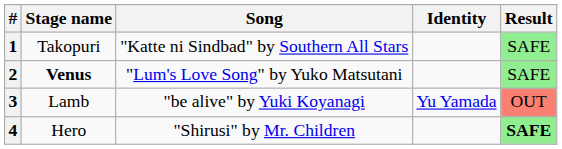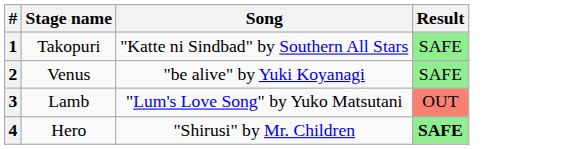- column: (457, 18)
(69, 74) bold -> (69, 74) normal
(264, 74) "Lum's Love Song" by Yuko Matsutani -> (264, 74) "be alive" by Yuki Koyanagi
(264, 102) "be alive" by Yuki Koyanagi -> (264, 102) "Lum's Love Song" by Yuko Matsutani
